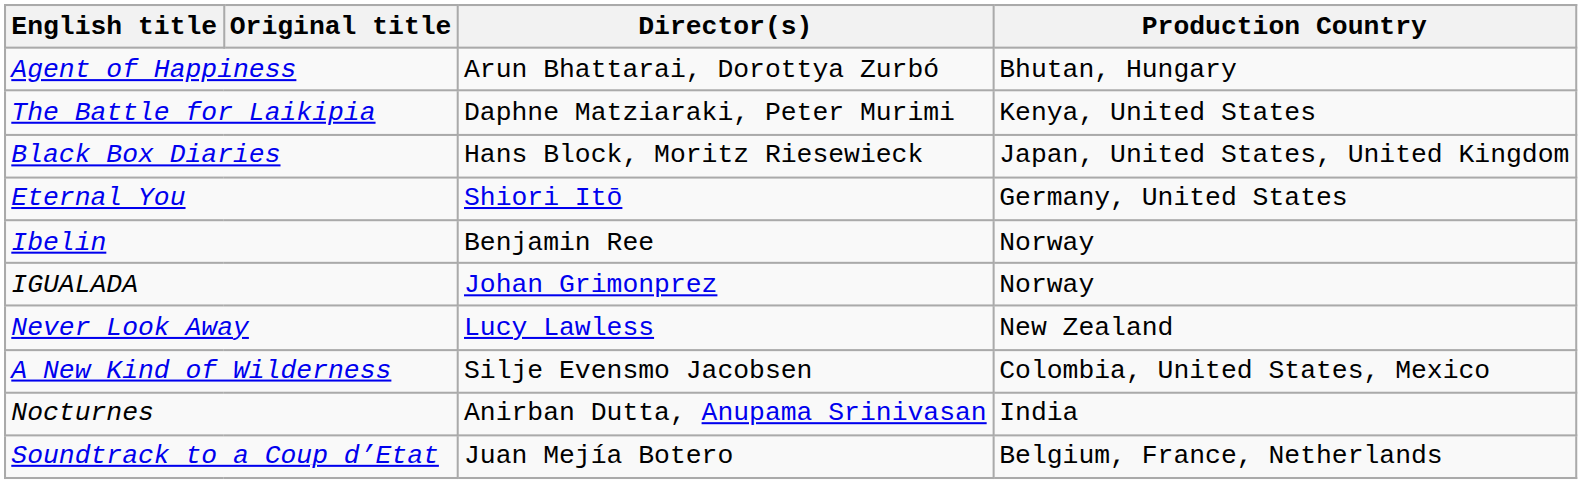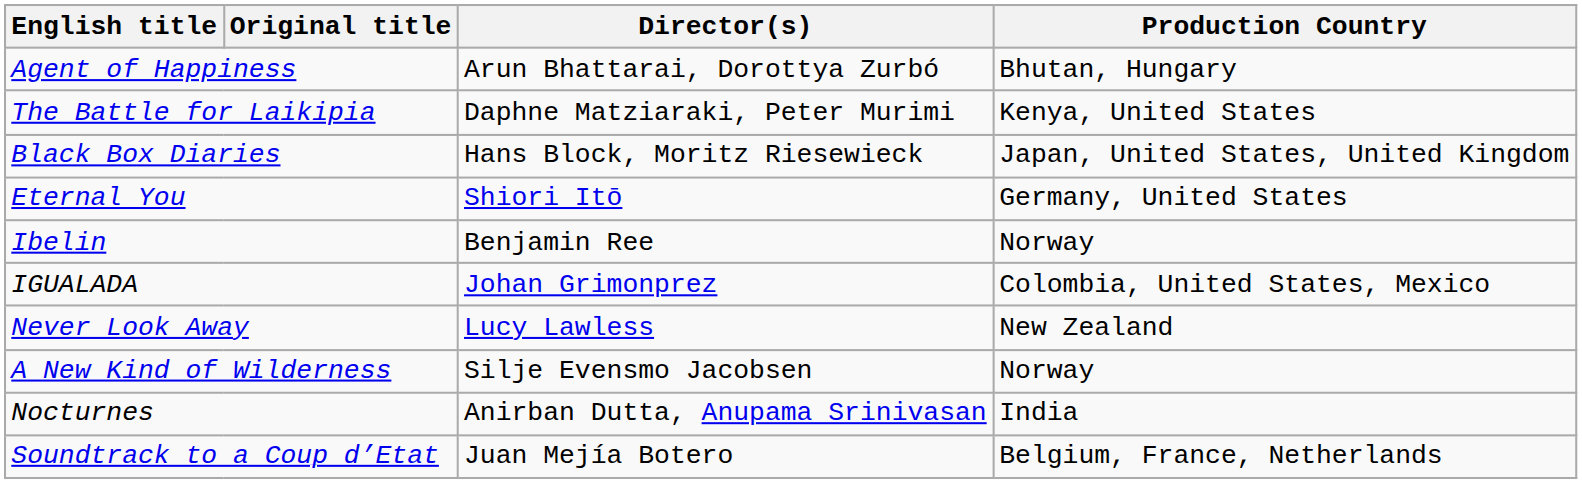(1047, 285) Norway -> (1245, 285) Colombia, United States, Mexico
(1245, 371) Colombia, United States, Mexico -> (1047, 371) Norway
